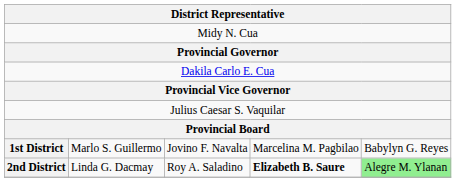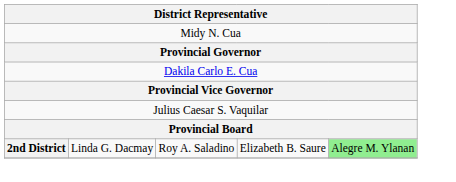- row: (36, 148)
(299, 168) bold -> (283, 148) normal
